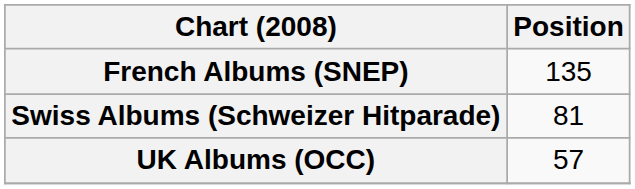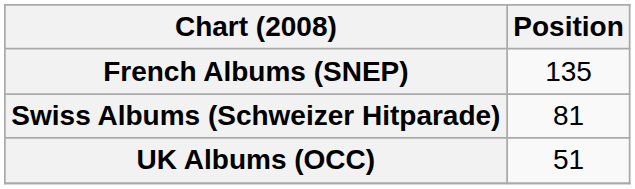(569, 159) 57 -> (569, 159) 51
